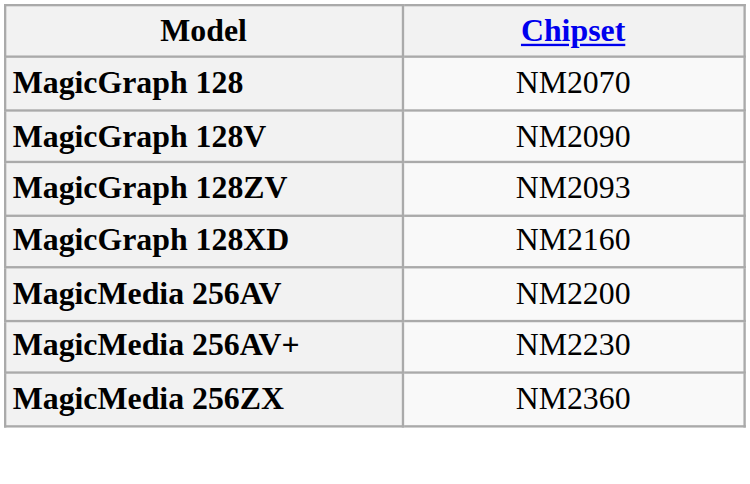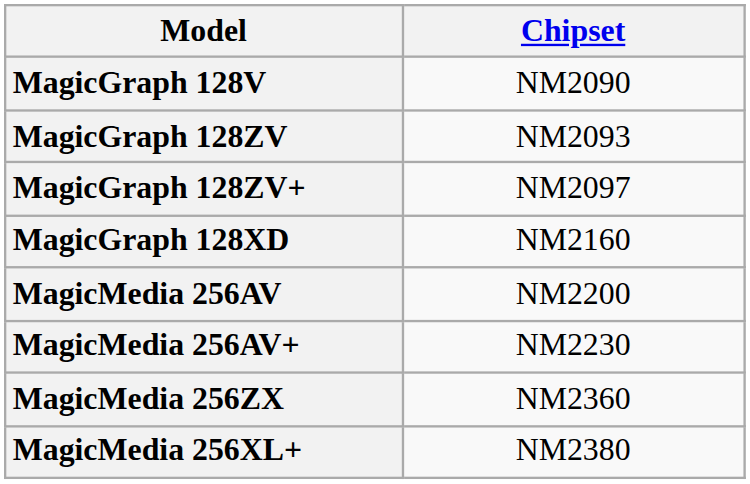- row: (128, 82)
+ row: (159, 187)
+ row: (157, 450)
